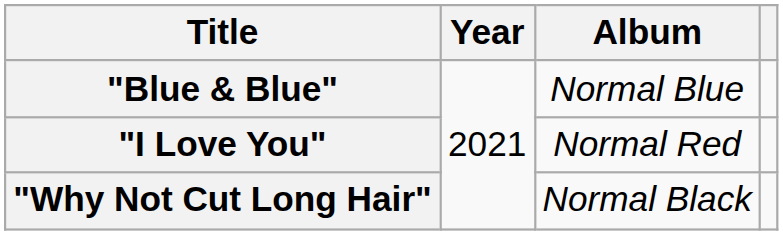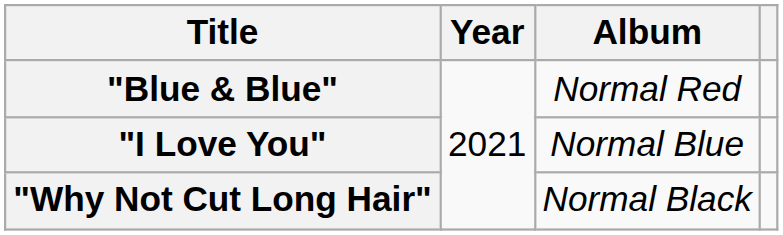(647, 88) Normal Blue -> (647, 88) Normal Red
(647, 144) Normal Red -> (647, 144) Normal Blue
